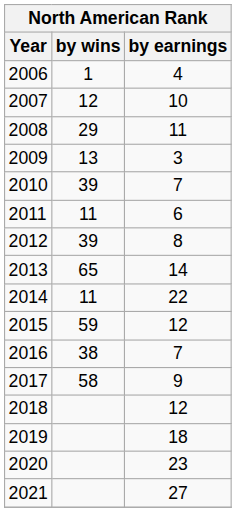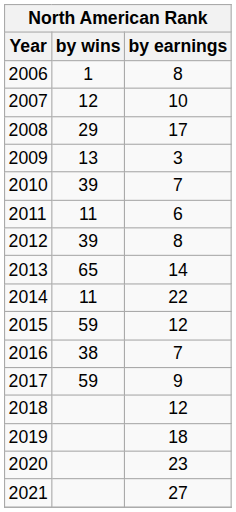(178, 74) 4 -> (178, 74) 8
(178, 130) 11 -> (178, 130) 17
(88, 381) 58 -> (88, 381) 59
